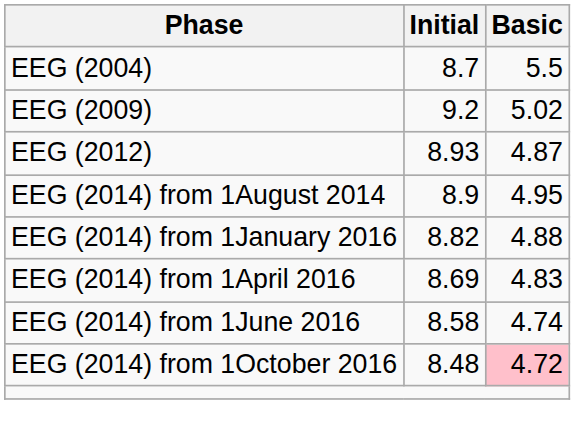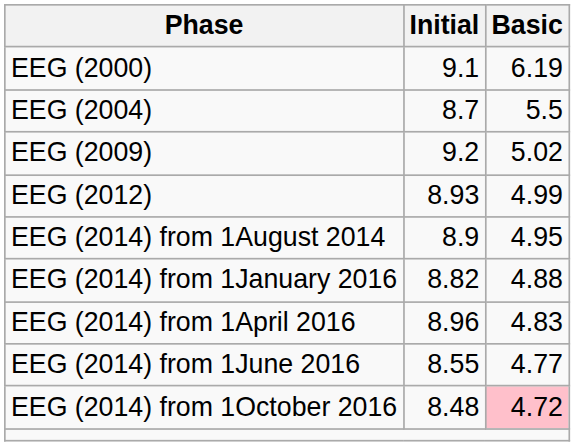+ row: (82, 68)
(537, 152) 4.87 -> (537, 195) 4.99
(453, 279) 8.69 -> (453, 322) 8.96
(453, 322) 8.58 -> (453, 364) 8.55
(537, 322) 4.74 -> (537, 364) 4.77
